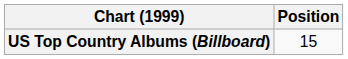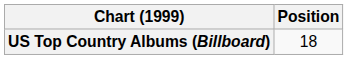(308, 41) 15 -> (308, 41) 18
